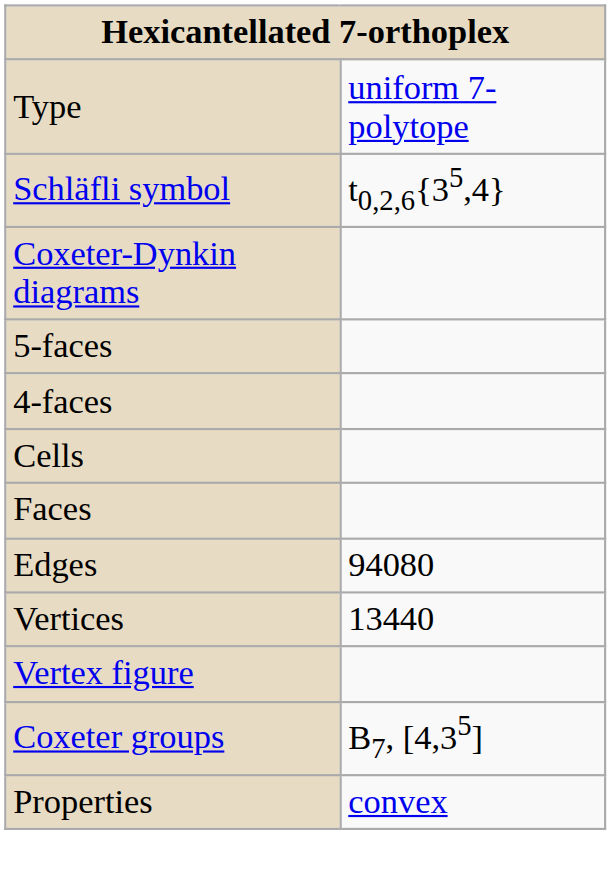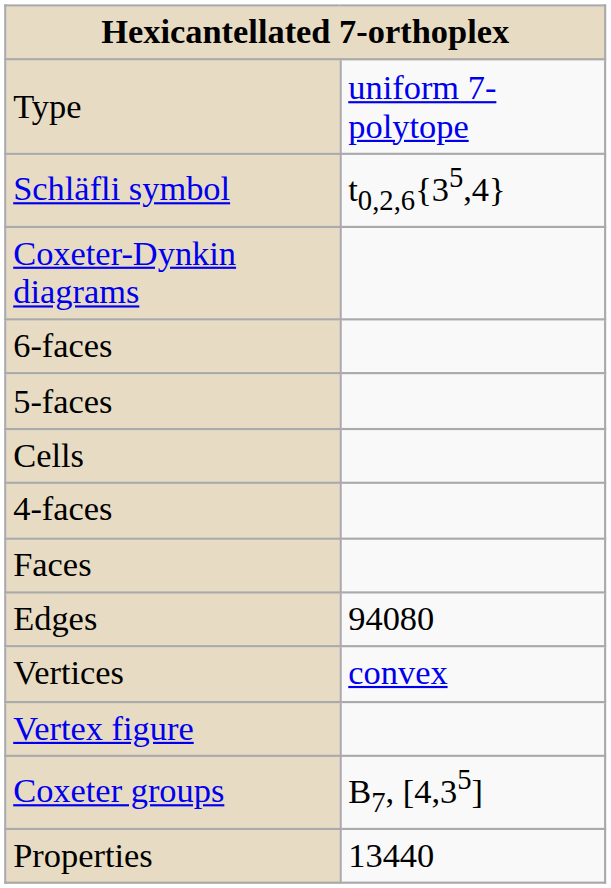+ row: (63, 346)
rows swapped: (63, 400) <-> (49, 455)
(391, 618) 13440 -> (398, 673) convex
(398, 800) convex -> (391, 855) 13440
